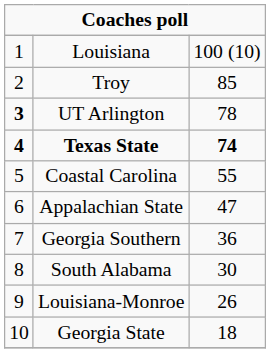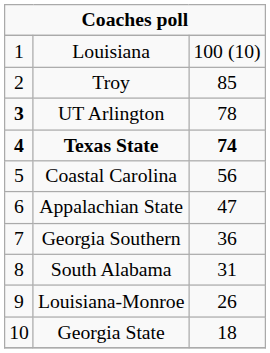(227, 176) 55 -> (227, 176) 56
(227, 269) 30 -> (227, 269) 31
